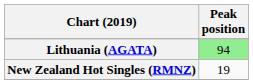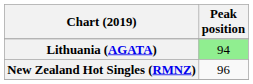(223, 69) 19 -> (223, 69) 96
